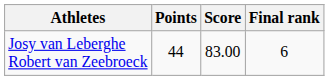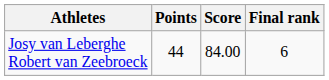(223, 52) 83.00 -> (223, 52) 84.00
